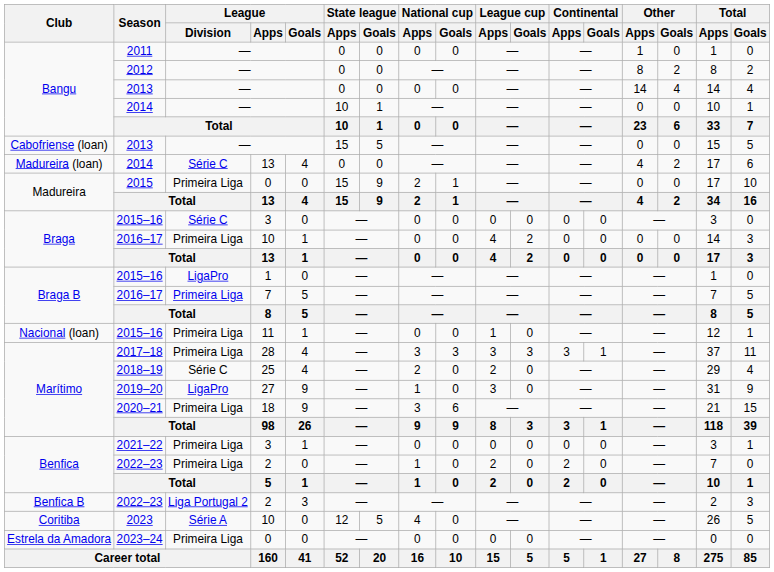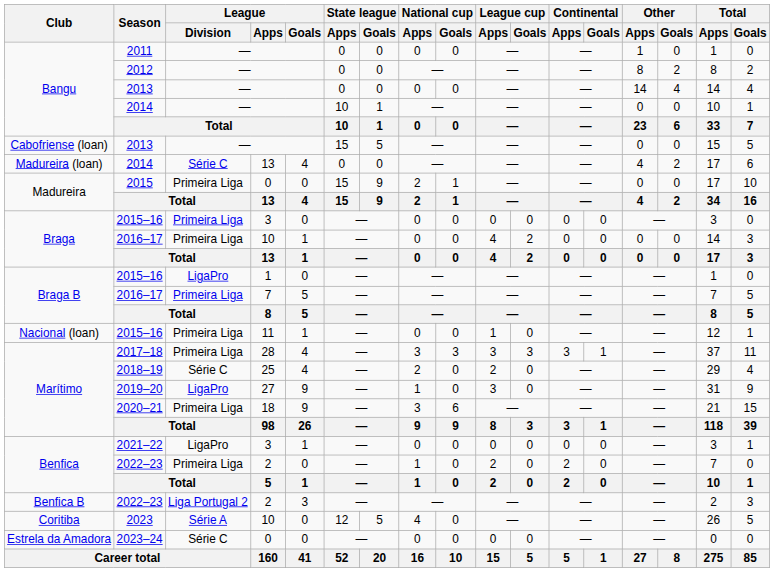(208, 220) Série C -> (208, 220) Primeira Liga
(208, 445) Primeira Liga -> (208, 445) LigaPro
(208, 539) Primeira Liga -> (208, 539) Série C
